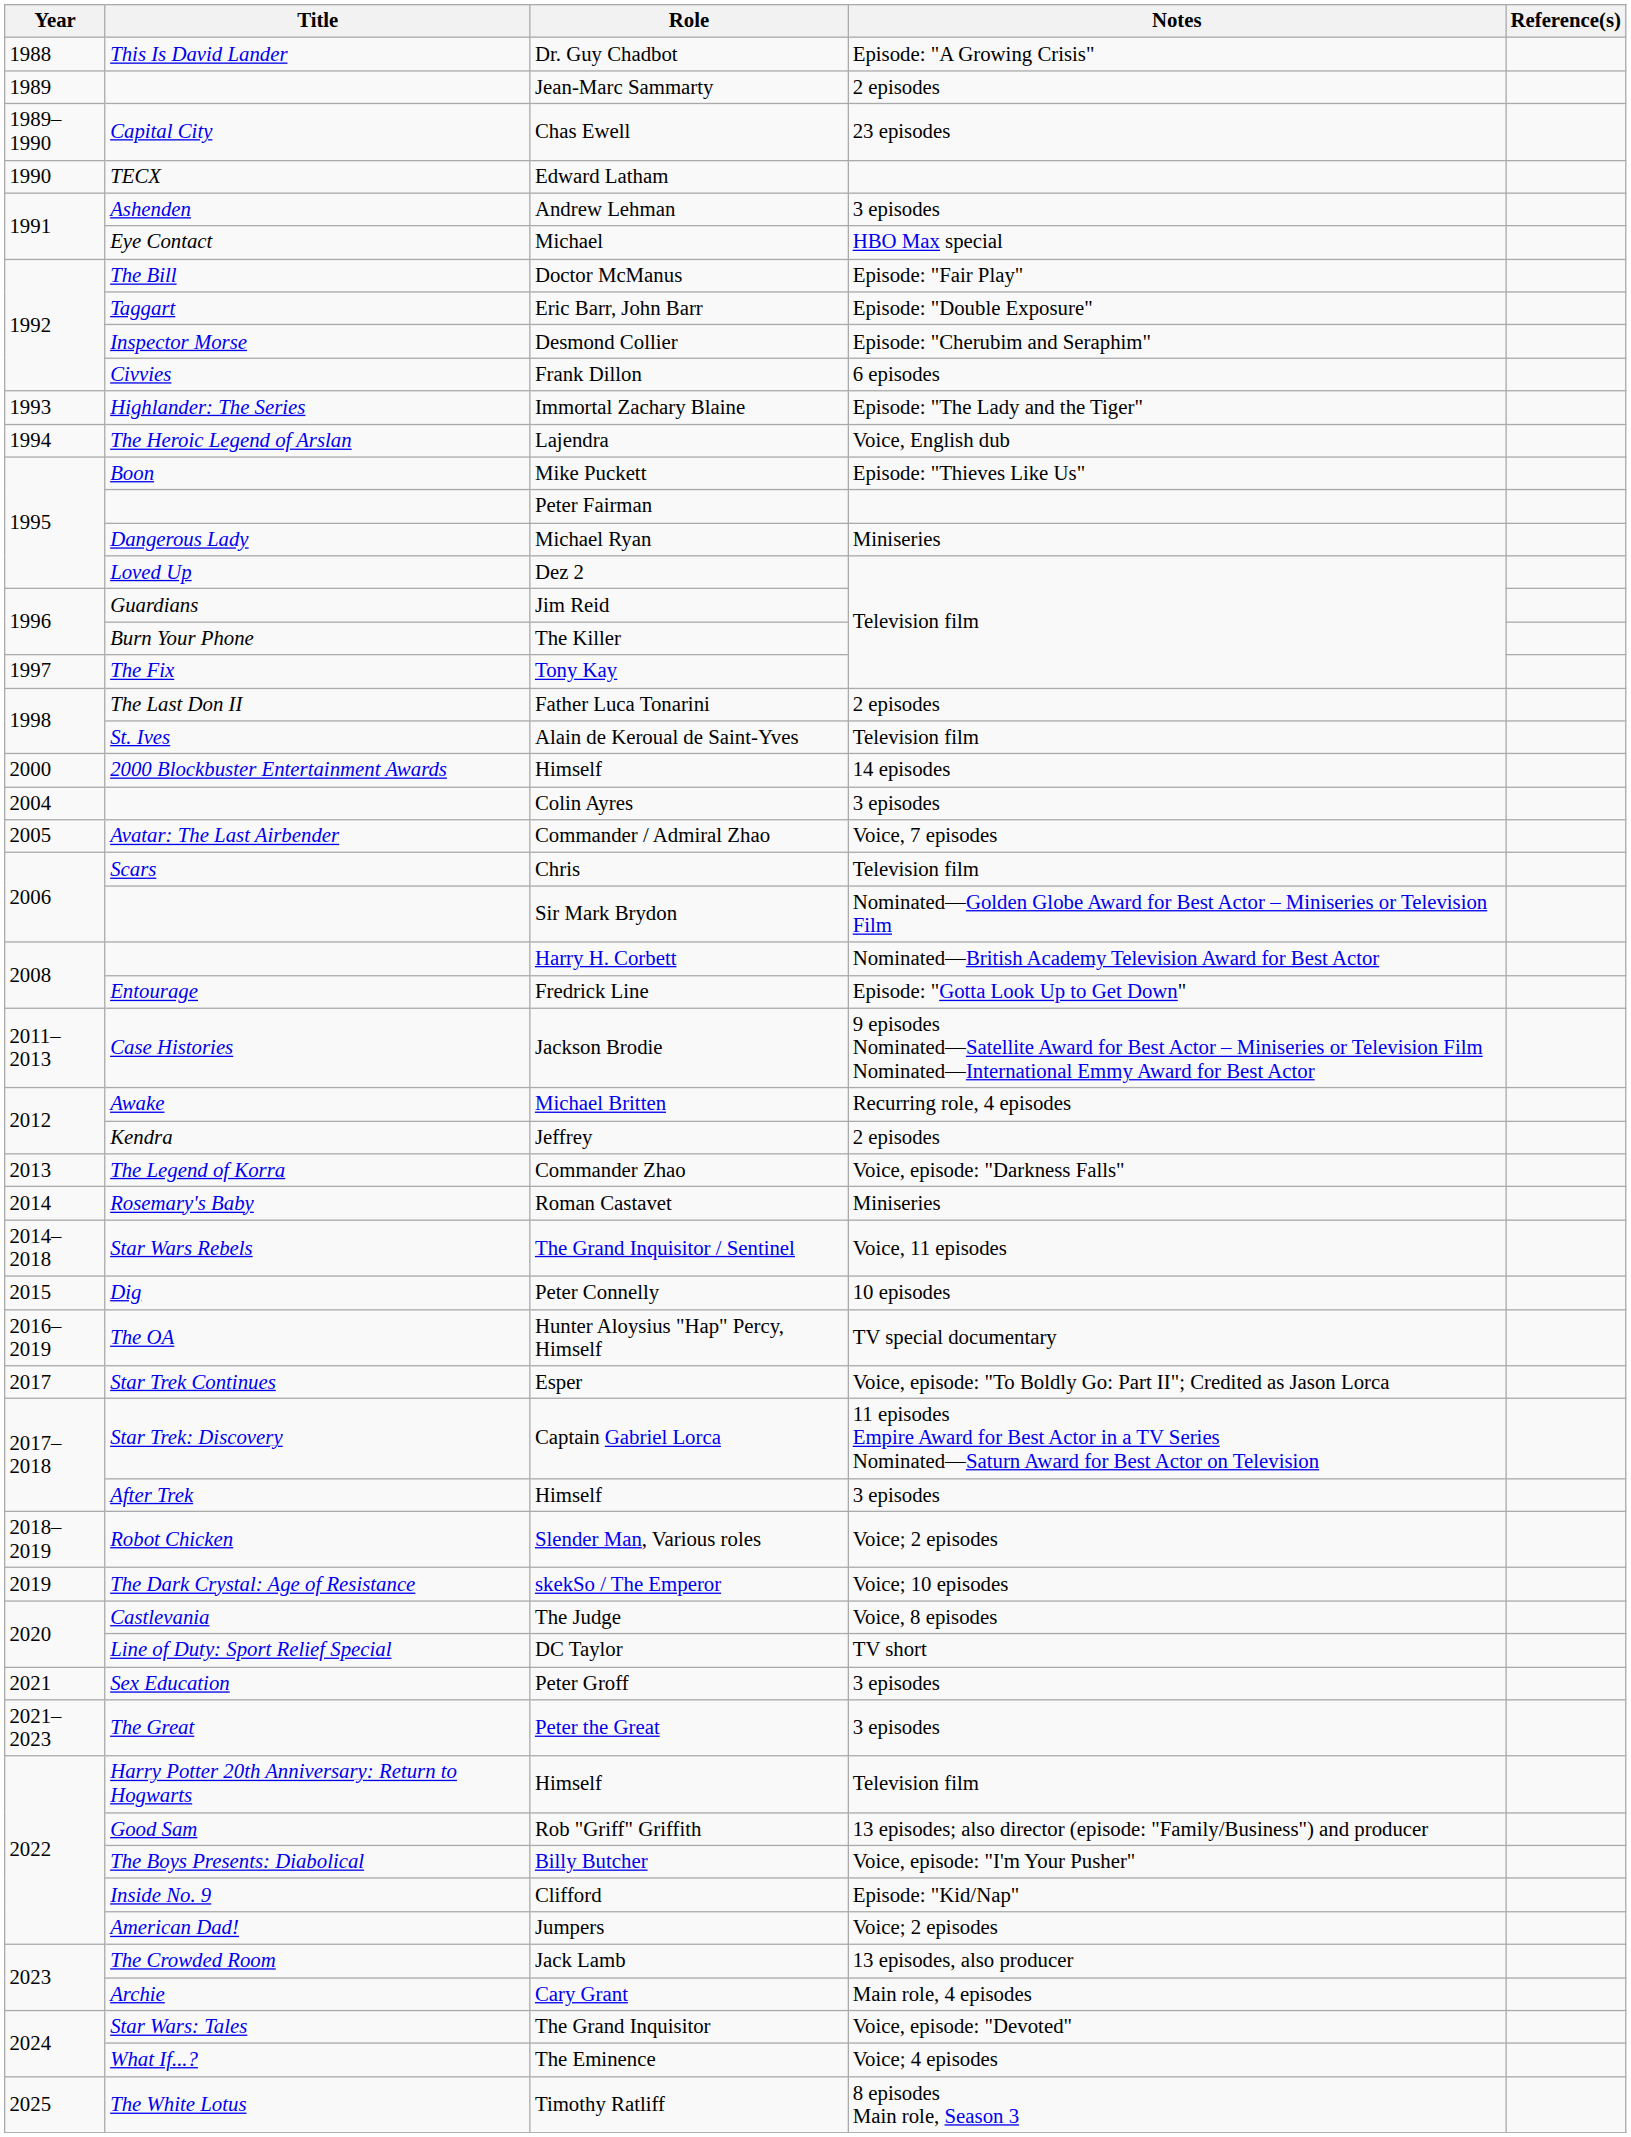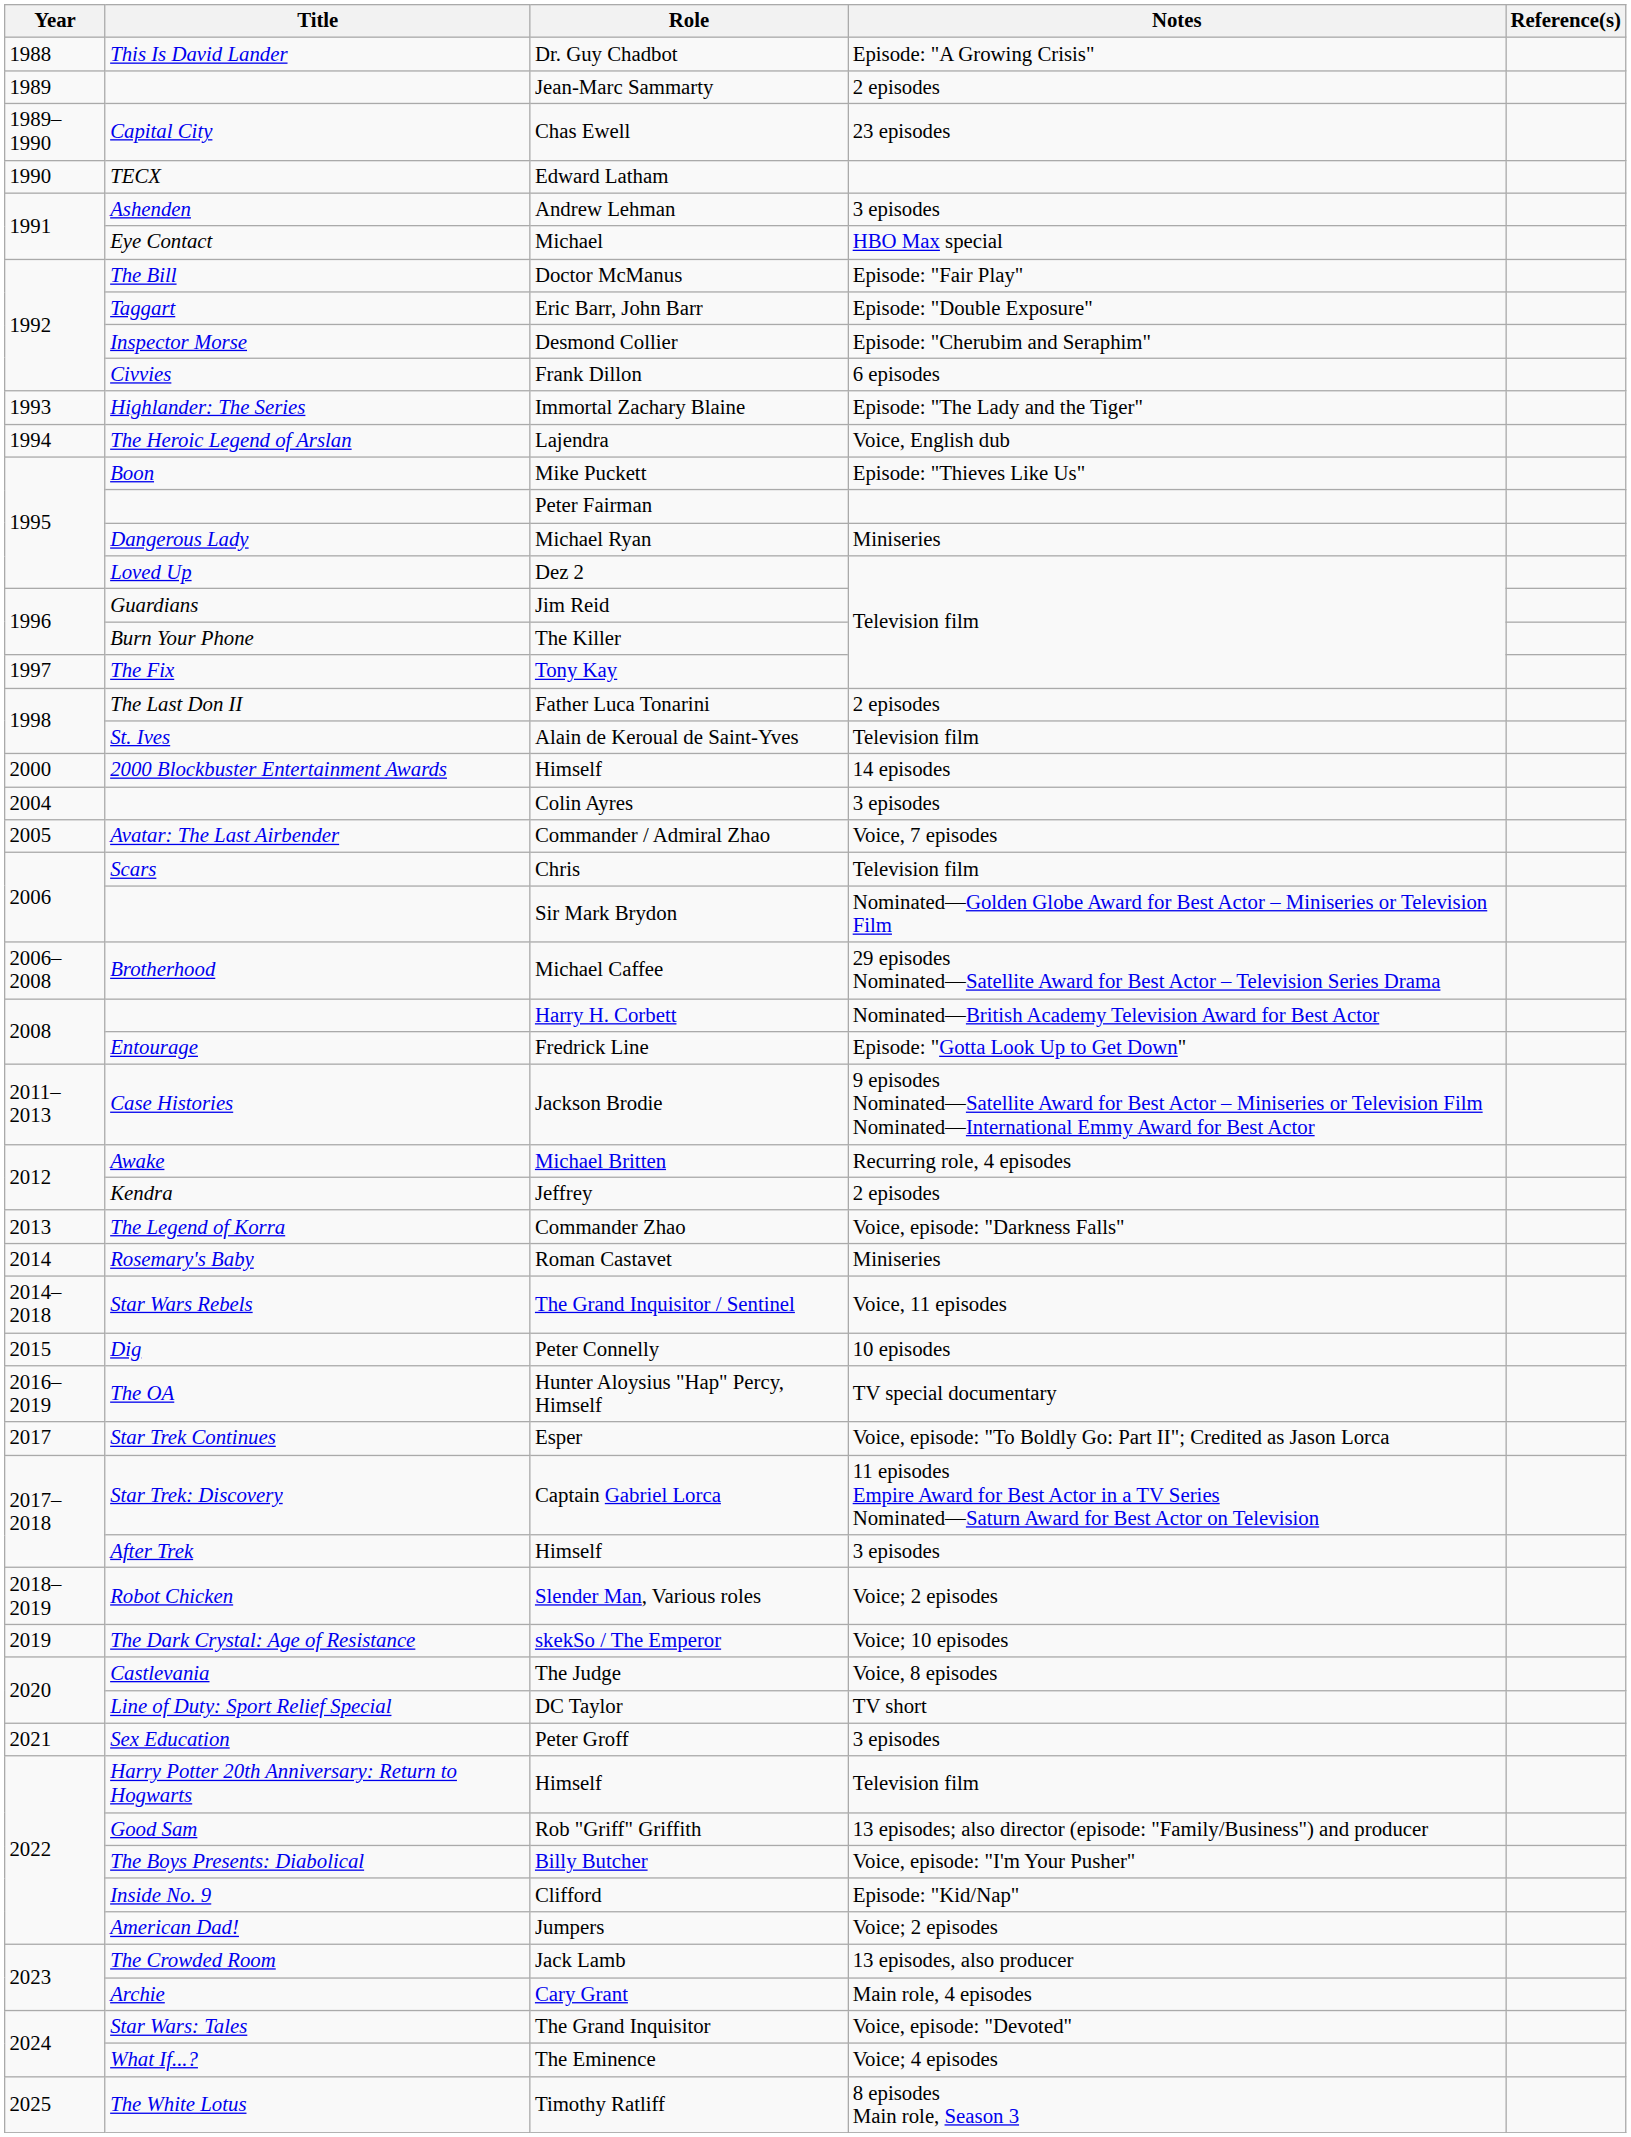+ row: (163, 970)
- row: (152, 1727)
